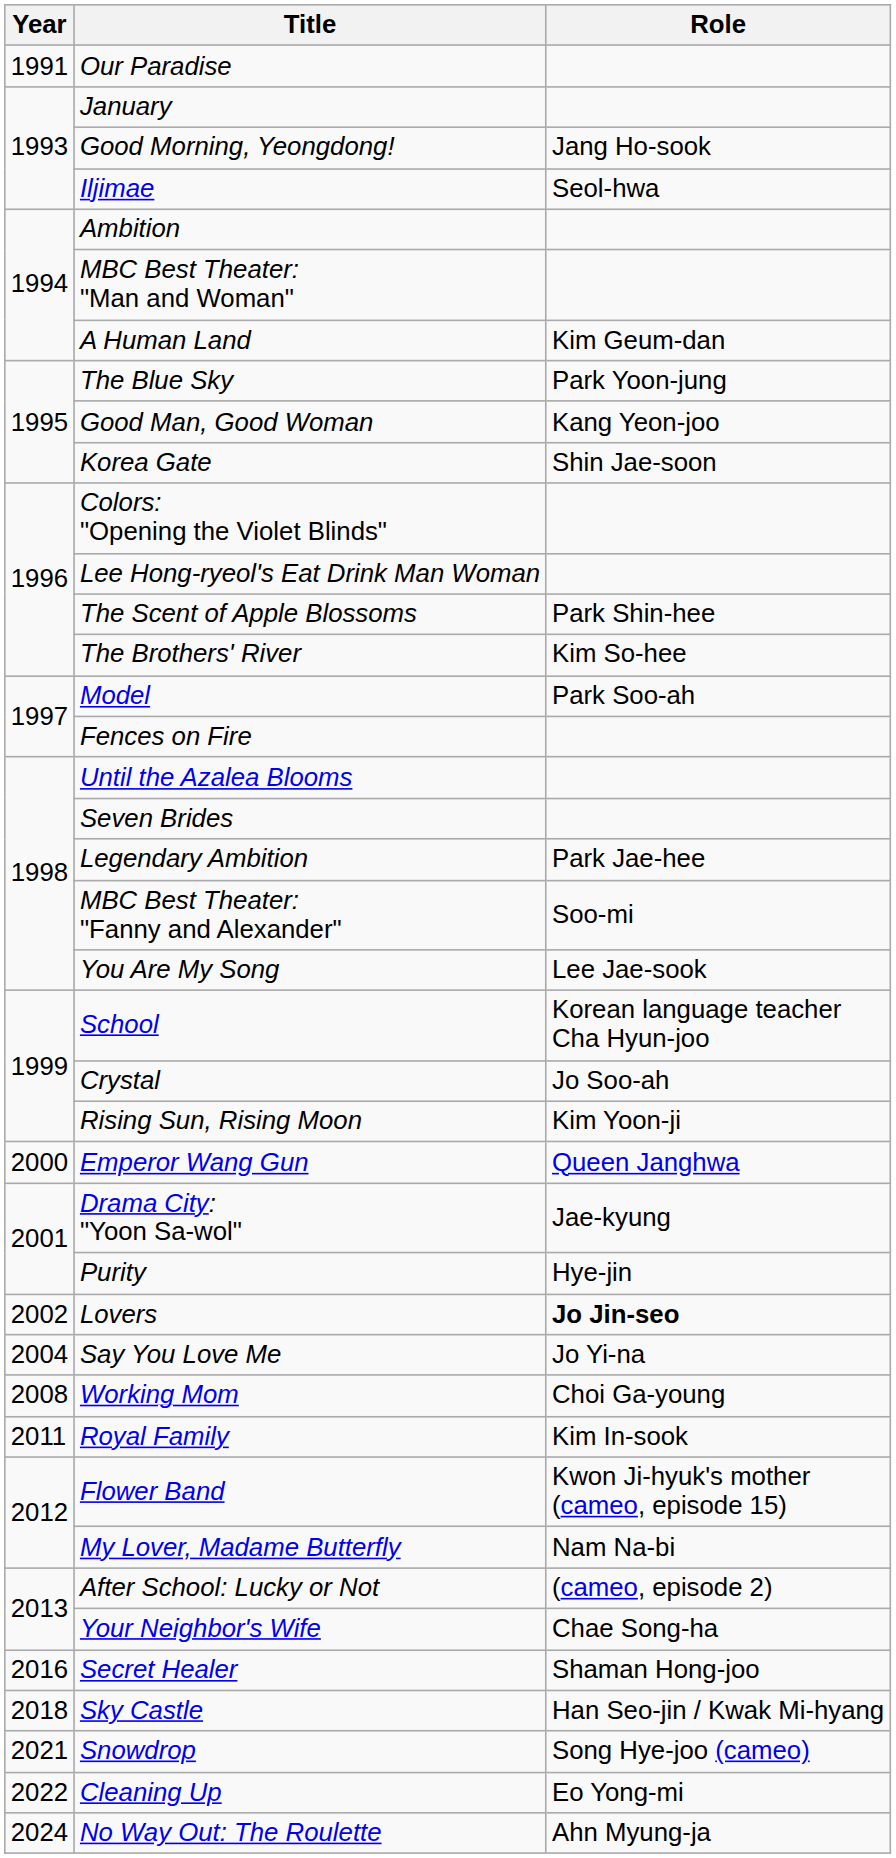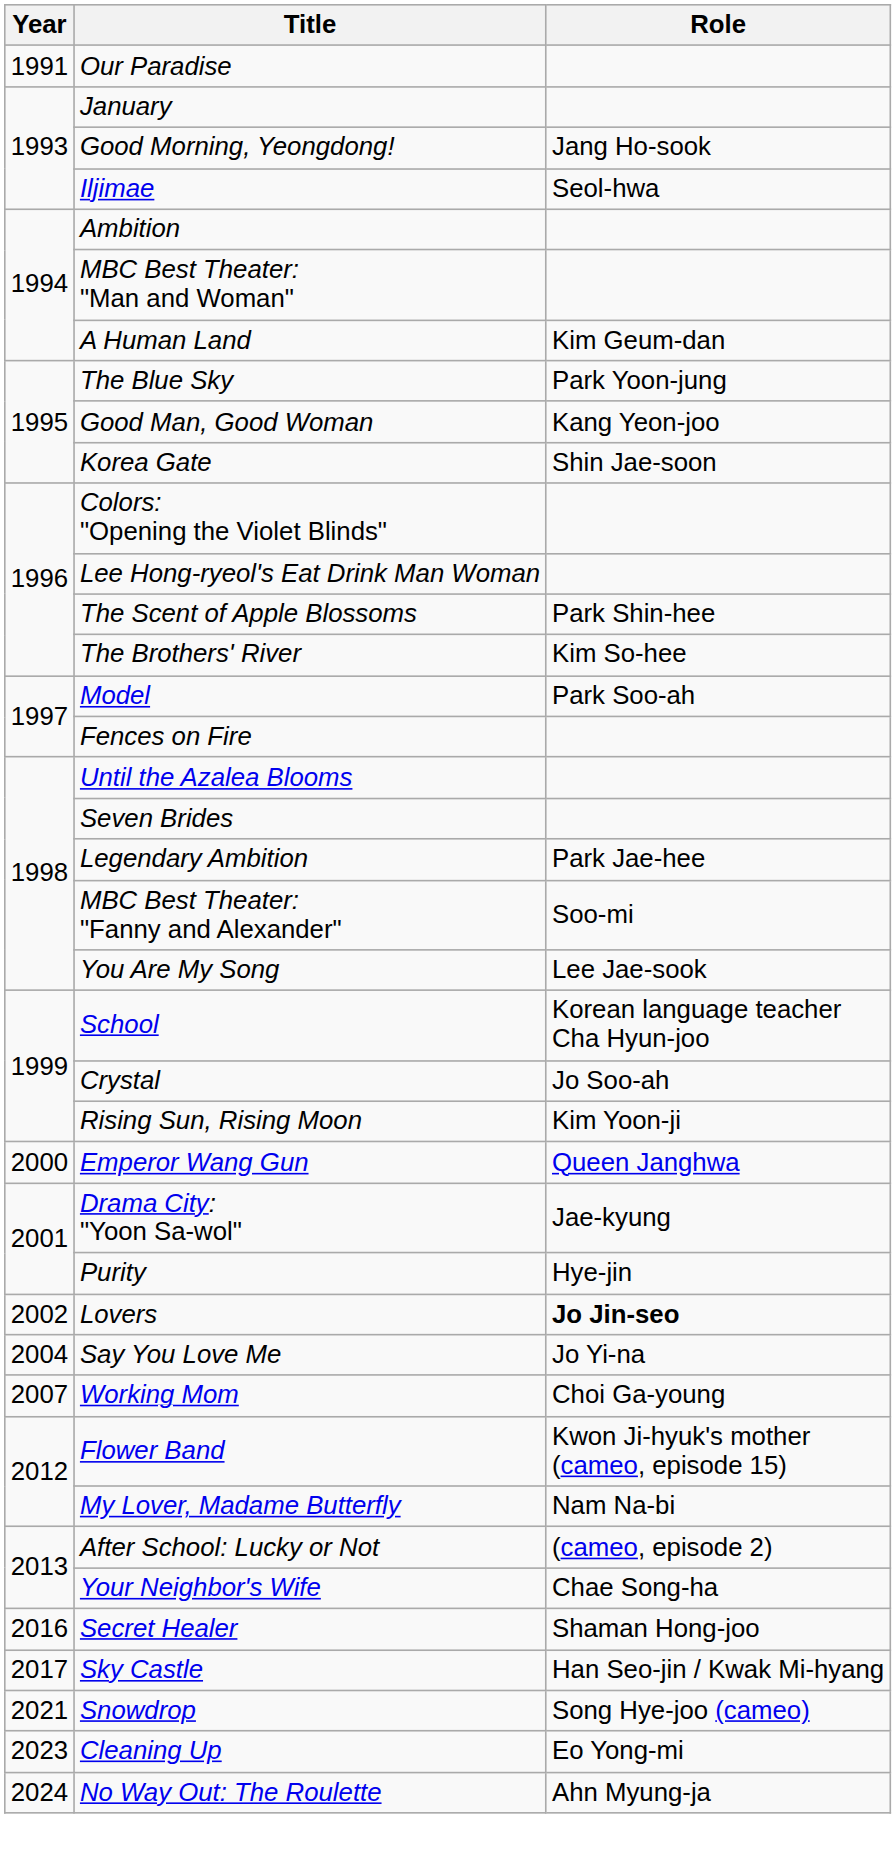(39, 1395) 2008 -> (39, 1395) 2007
- row: (154, 1436)
(39, 1710) 2018 -> (39, 1669) 2017
(39, 1792) 2022 -> (39, 1751) 2023
